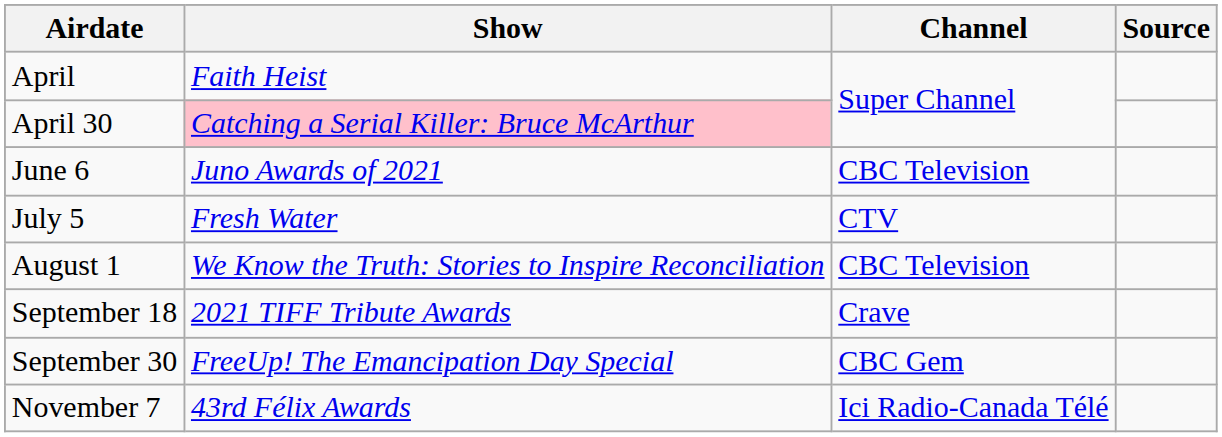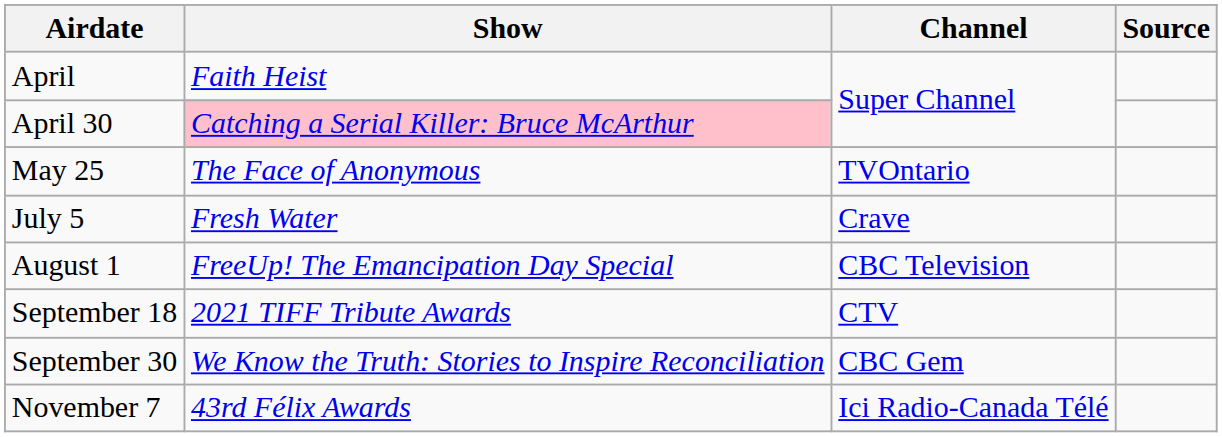+ row: (58, 170)
- row: (50, 170)
(868, 218) CTV -> (874, 218) Crave
(508, 265) We Know the Truth: Stories to Inspire Reconciliation -> (432, 265) FreeUp! The Emancipation Day Special
(874, 312) Crave -> (868, 312) CTV
(432, 360) FreeUp! The Emancipation Day Special -> (508, 360) We Know the Truth: Stories to Inspire Reconciliation
